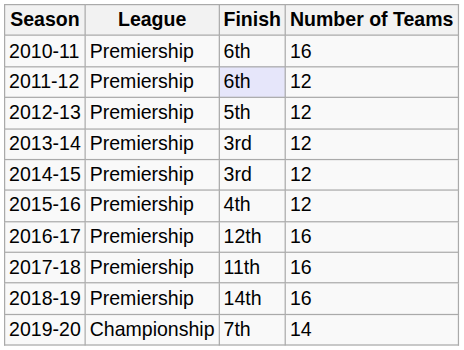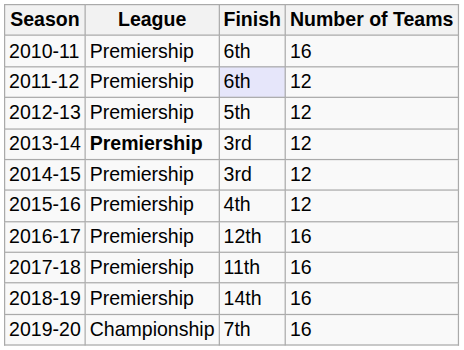(142, 143) normal -> (146, 143) bold
(301, 329) 14 -> (301, 329) 16
